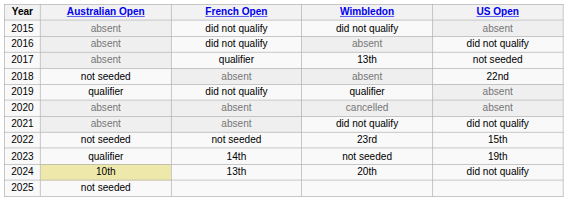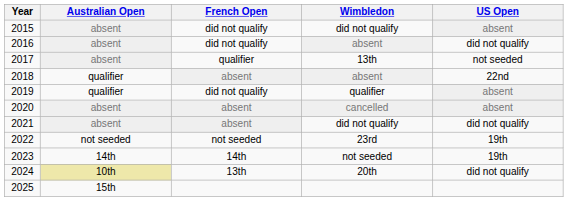(106, 76) not seeded -> (106, 76) qualifier
(498, 140) 15th -> (498, 140) 19th
(106, 156) qualifier -> (106, 156) 14th
(106, 188) not seeded -> (106, 188) 15th
